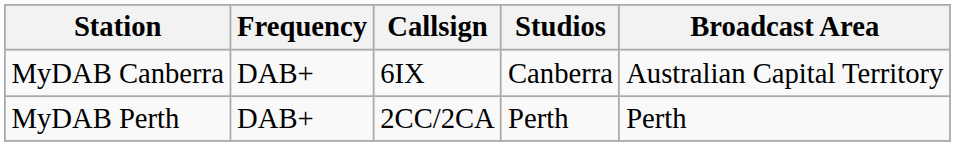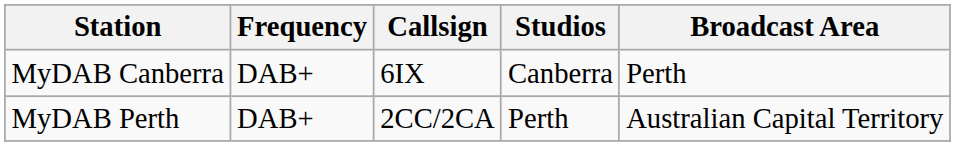(785, 72) Australian Capital Territory -> (656, 72) Perth
(656, 118) Perth -> (785, 118) Australian Capital Territory
